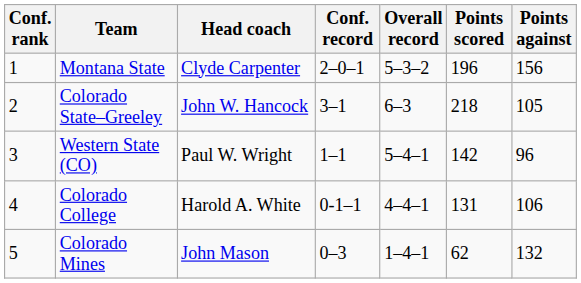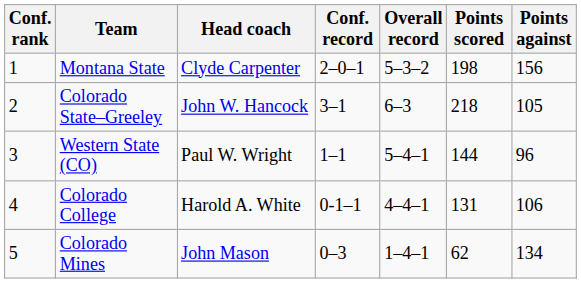(464, 67) 196 -> (464, 67) 198
(464, 155) 142 -> (464, 155) 144
(529, 253) 132 -> (529, 253) 134
